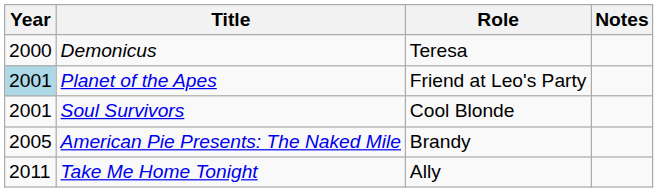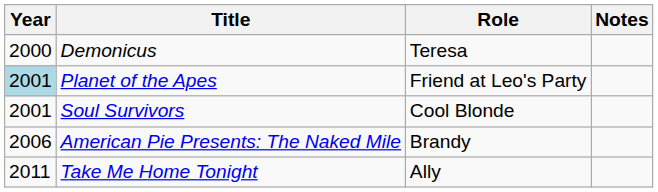(30, 141) 2005 -> (30, 141) 2006
